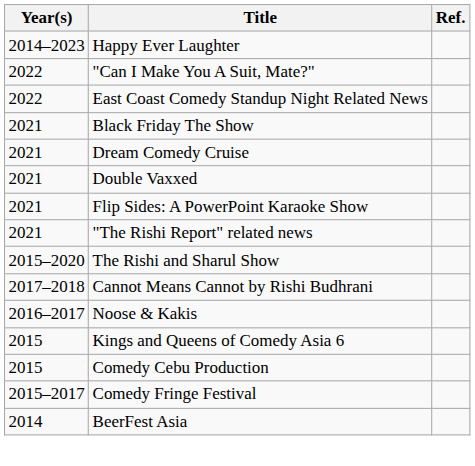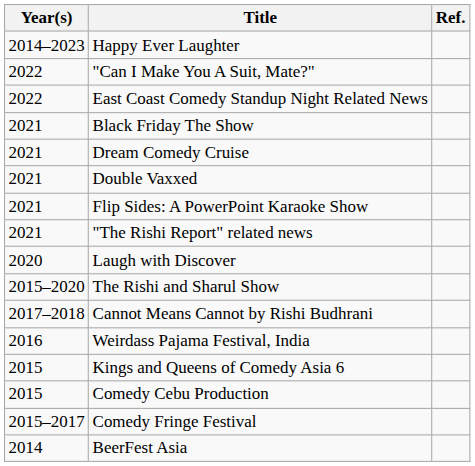+ row: (164, 260)
- row: (145, 313)
+ row: (201, 340)
